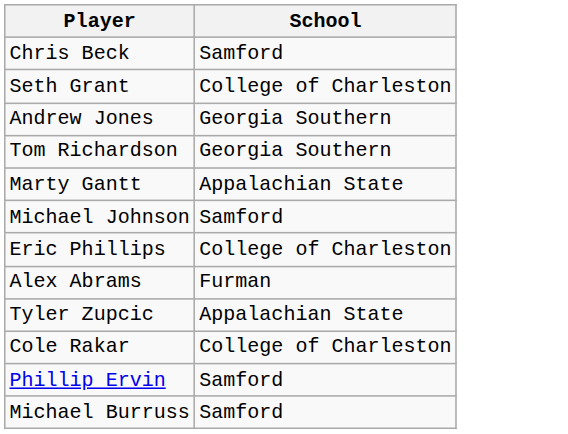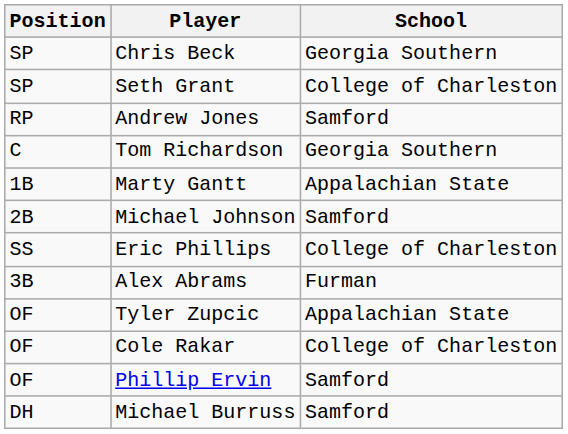+ column: (58, 21)
(241, 54) Samford -> (401, 54) Georgia Southern
(295, 119) Georgia Southern -> (347, 119) Samford
